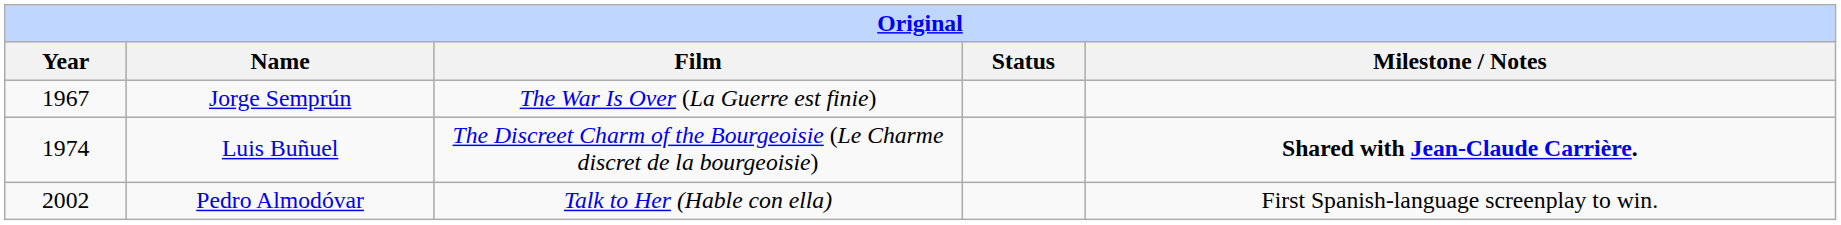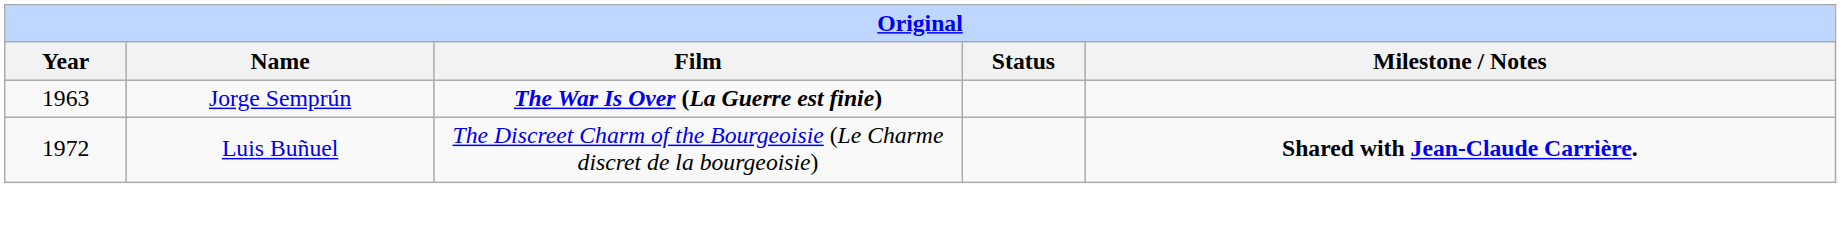(66, 98) 1967 -> (66, 98) 1963
(698, 98) normal -> (698, 98) bold
(66, 149) 1974 -> (66, 149) 1972
- row: (280, 200)
